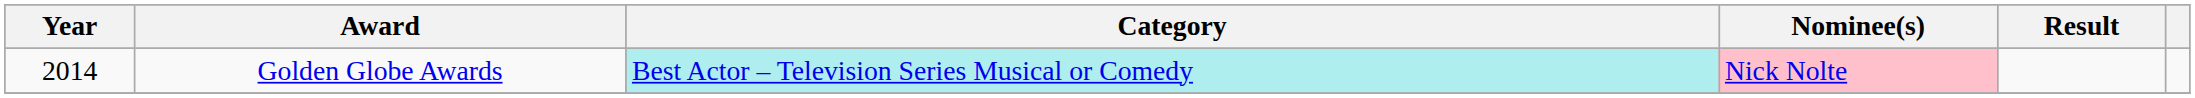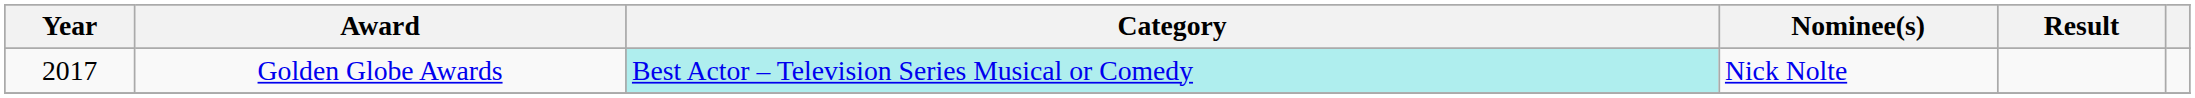(70, 70) 2014 -> (70, 70) 2017
(1786, 70) pink background -> (1786, 70) no background
